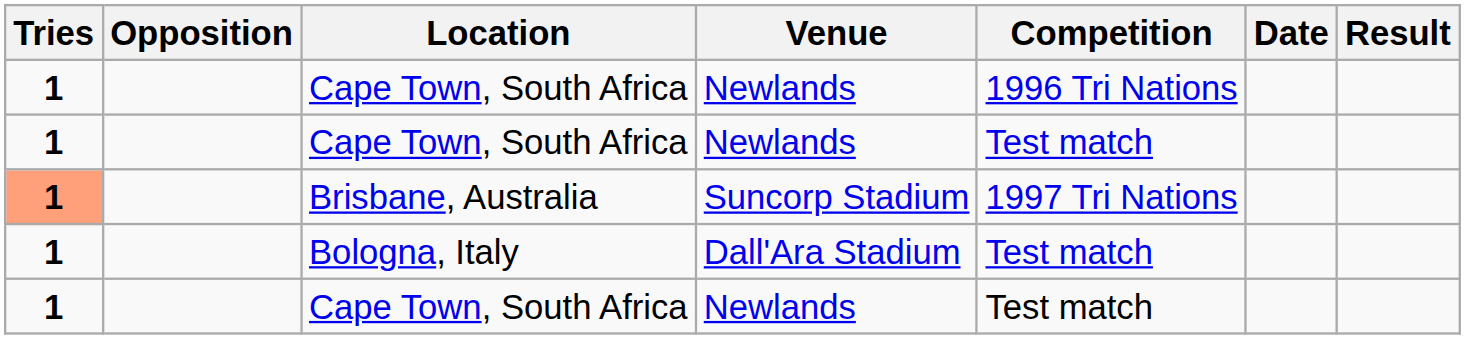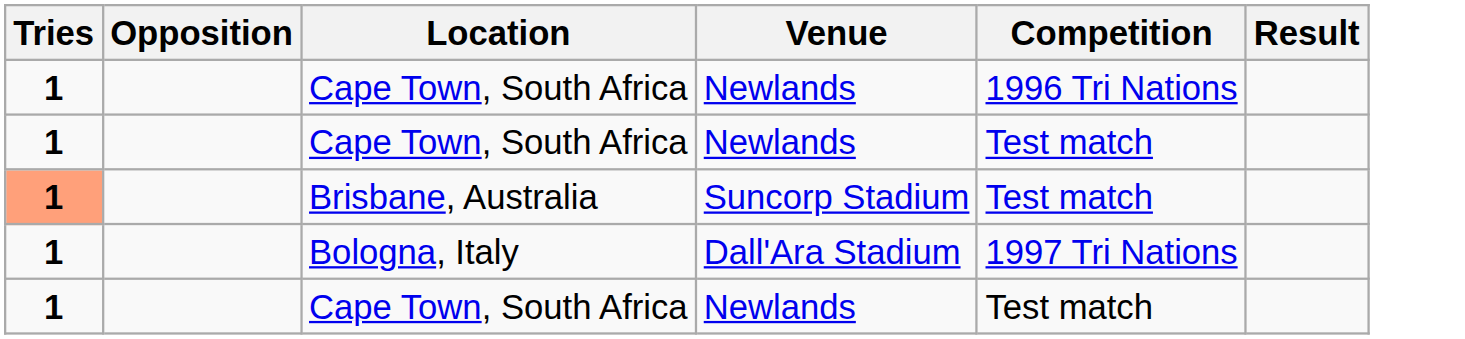- column: (1291, 33)
(1112, 197) 1997 Tri Nations -> (1069, 197) Test match
(1069, 252) Test match -> (1112, 252) 1997 Tri Nations
